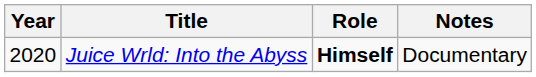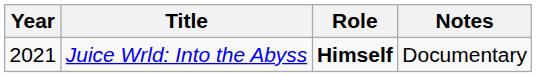(33, 54) 2020 -> (33, 54) 2021
